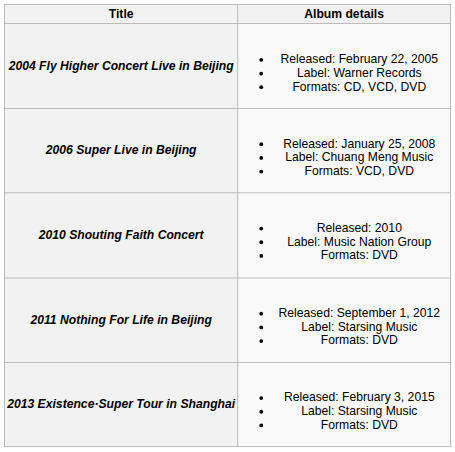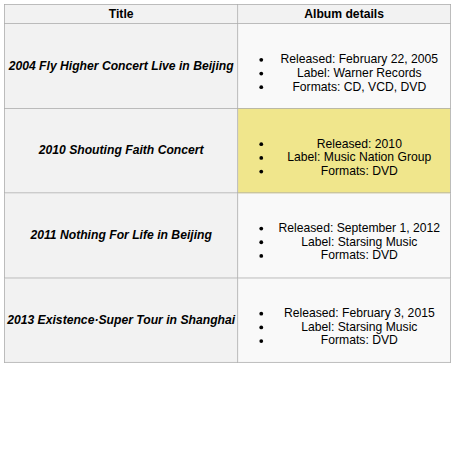- row: (121, 150)
(344, 242) no background -> (344, 157) khaki background
